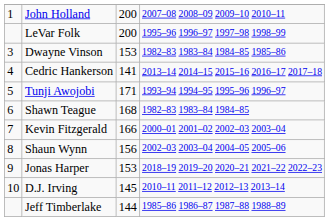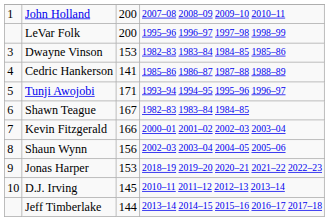(232, 71) 2013–14 2014–15 2015–16 2016–17 2017–18 -> (214, 71) 1985–86 1986–87 1987–88 1988–89
(128, 110) 168 -> (128, 110) 167
(214, 206) 1985–86 1986–87 1987–88 1988–89 -> (232, 206) 2013–14 2014–15 2015–16 2016–17 2017–18
